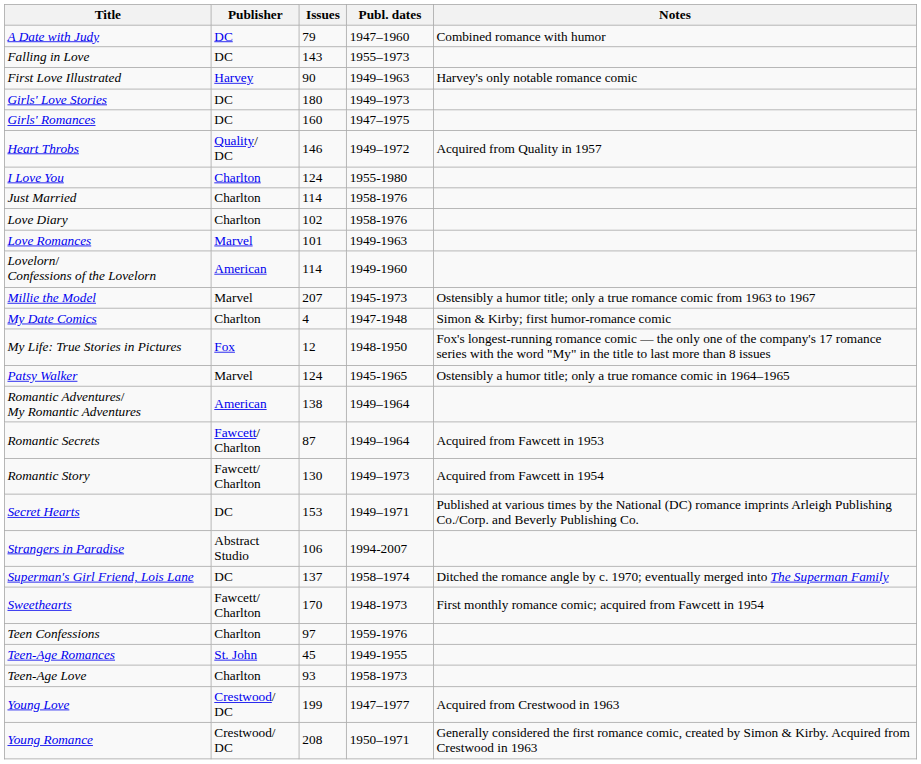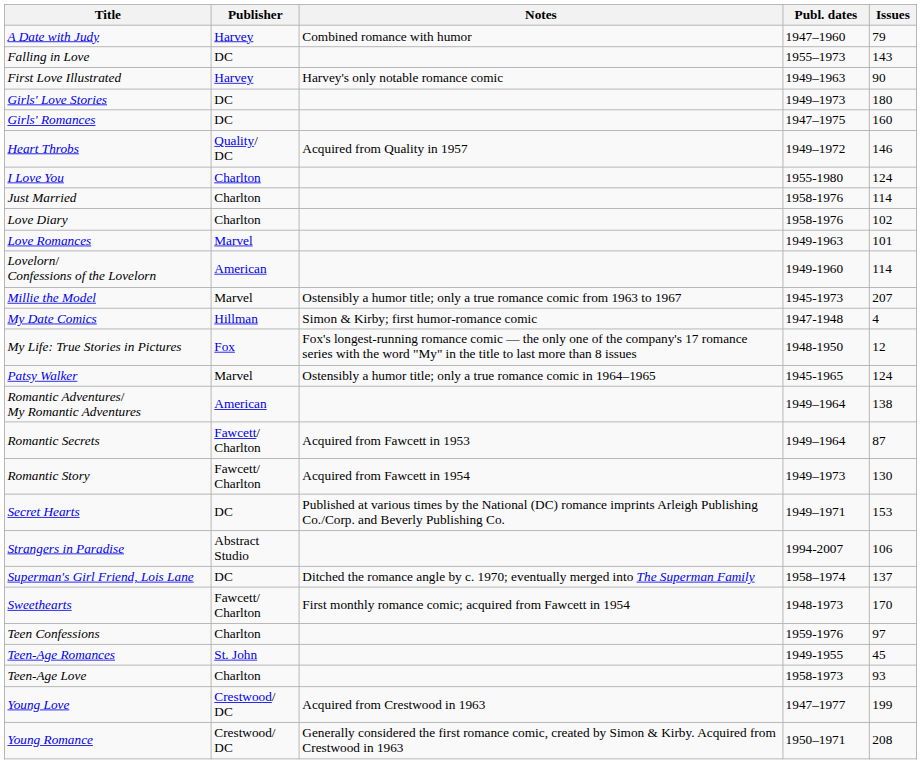columns swapped: (323, 15) <-> (675, 15)
(224, 36) DC -> (234, 36) Harvey
(238, 318) Charlton -> (236, 318) Hillman
